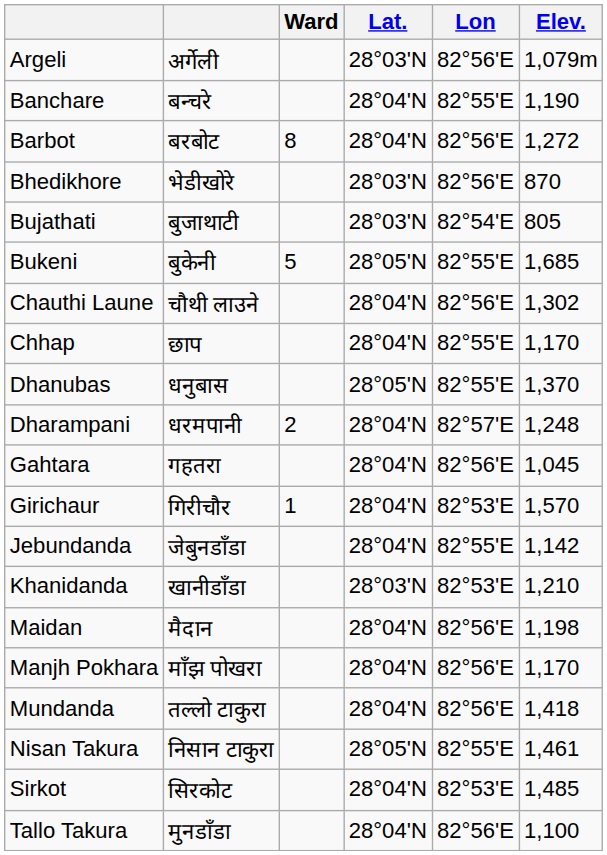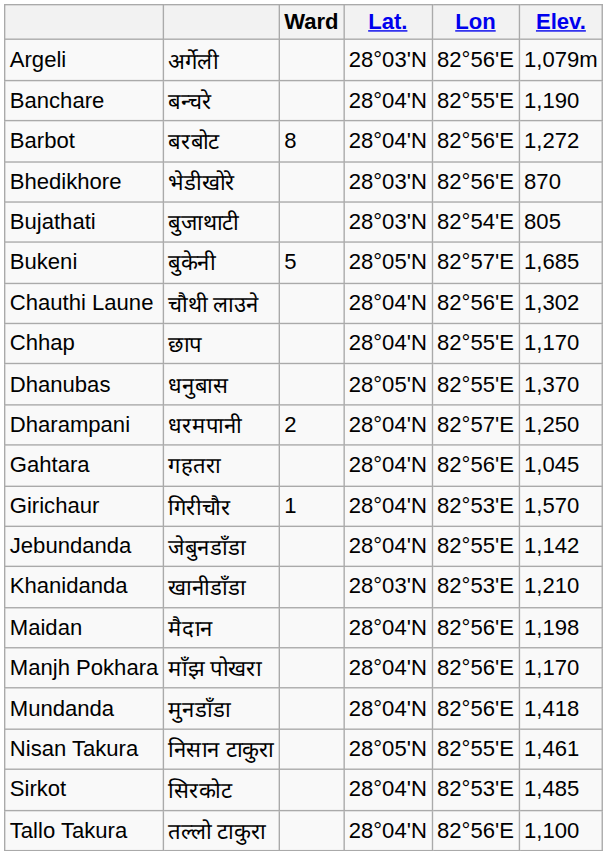(475, 262) 82°55'E -> (475, 262) 82°57'E
(552, 424) 1,248 -> (552, 424) 1,250
(217, 709) तल्लो टाकुरा -> (200, 709) मुनडाँडा
(200, 831) मुनडाँडा -> (217, 831) तल्लो टाकुरा
